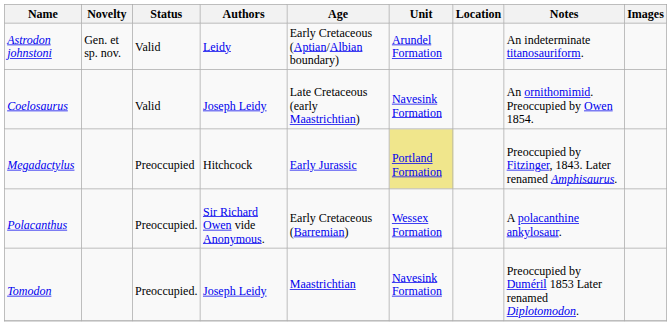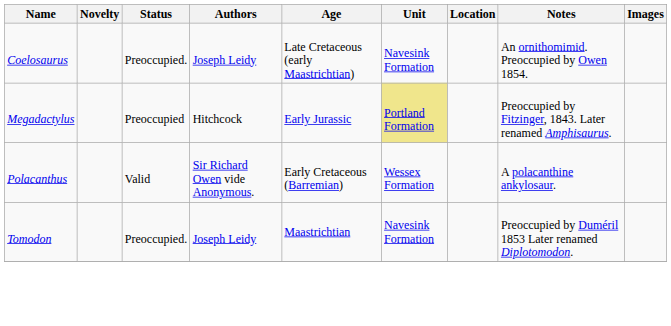- row: (29, 46)
(148, 106) Valid -> (156, 60) Preoccupied.
(166, 225) Preoccupied. -> (138, 179) Valid
